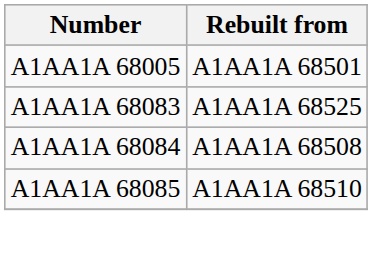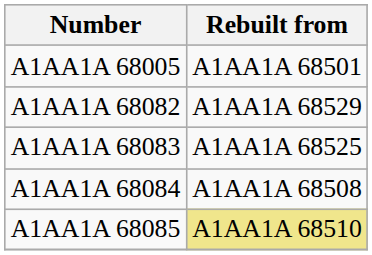+ row: (96, 106)
(277, 188) no background -> (277, 229) khaki background
